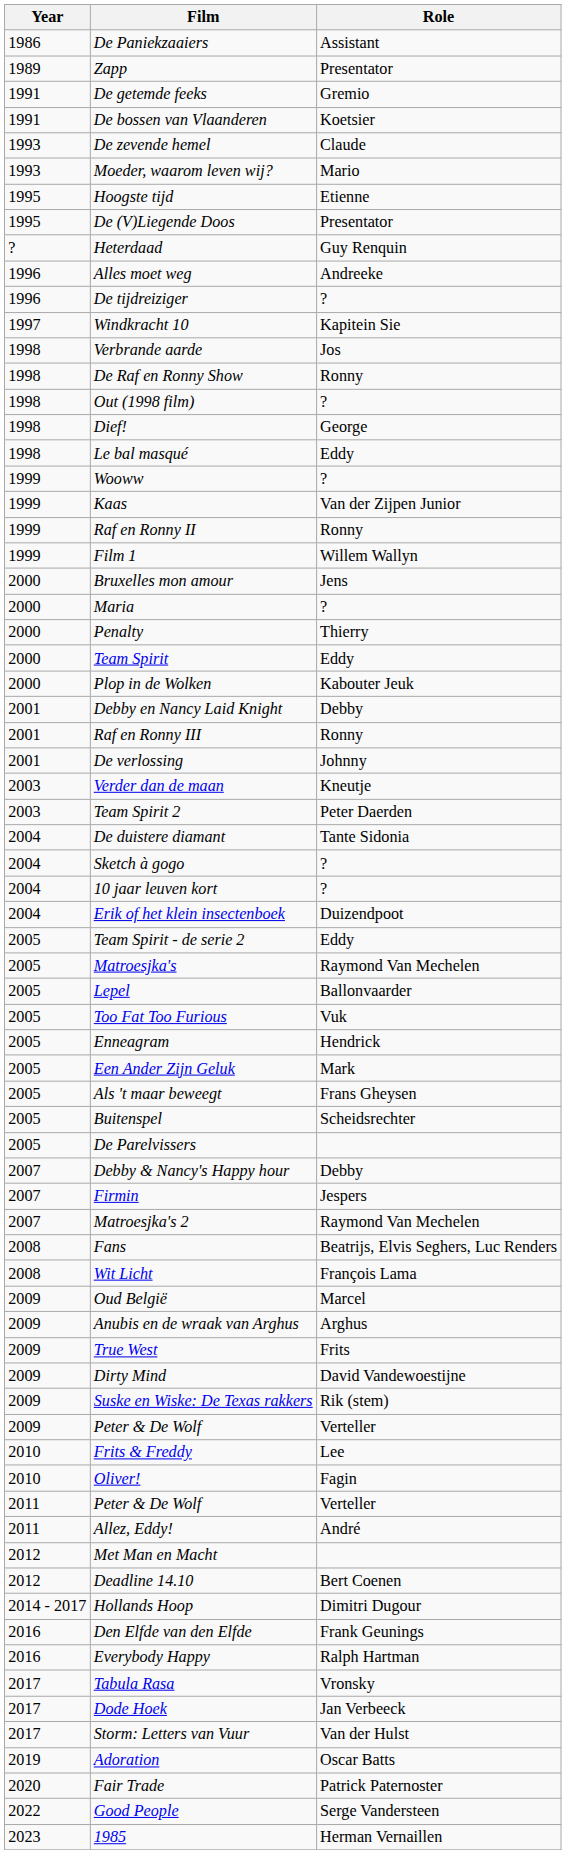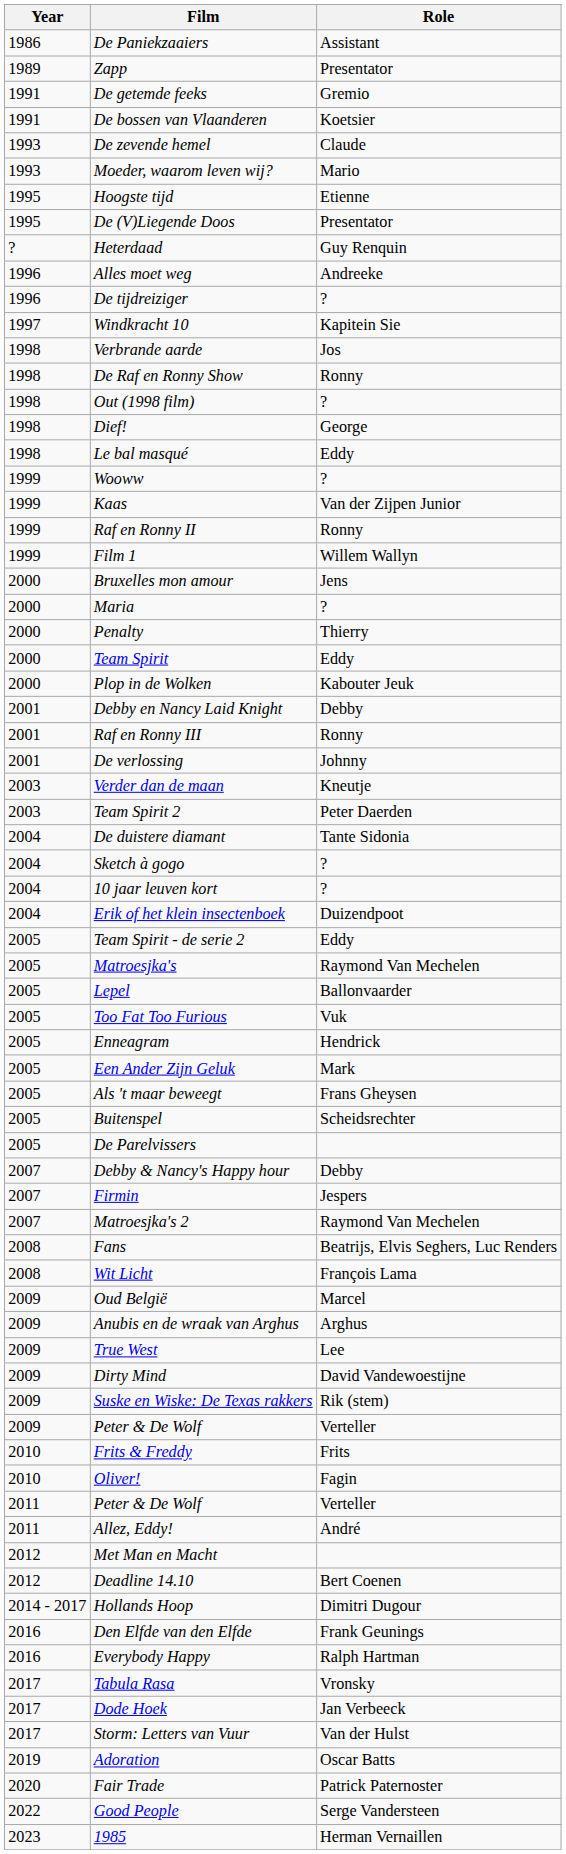(335, 1350) Frits -> (332, 1350) Lee
(332, 1452) Lee -> (335, 1452) Frits
